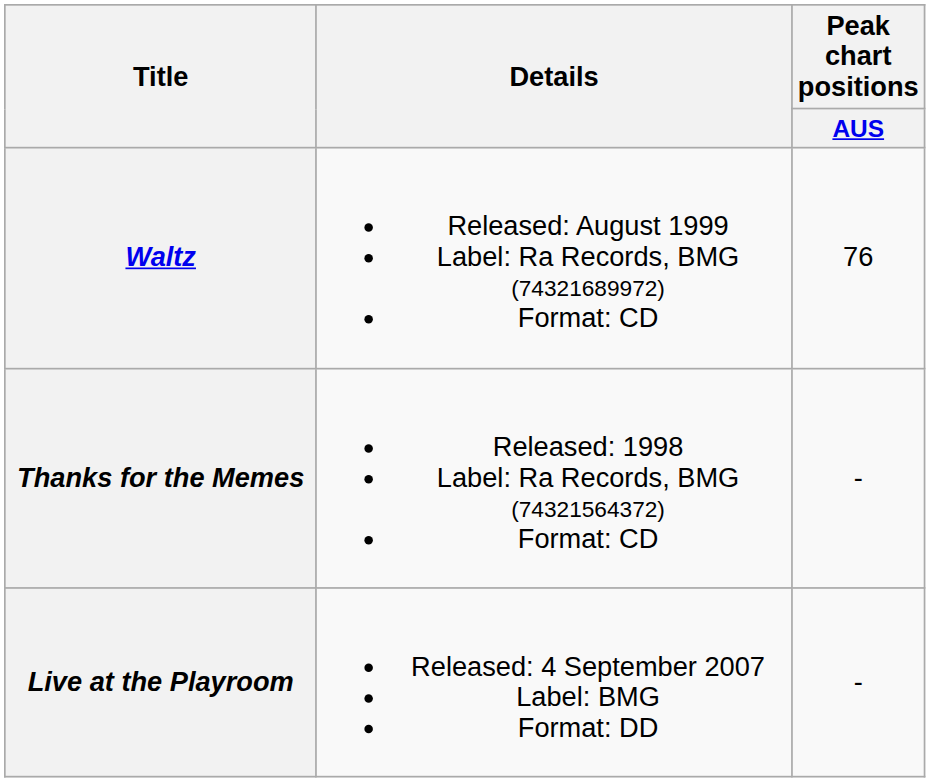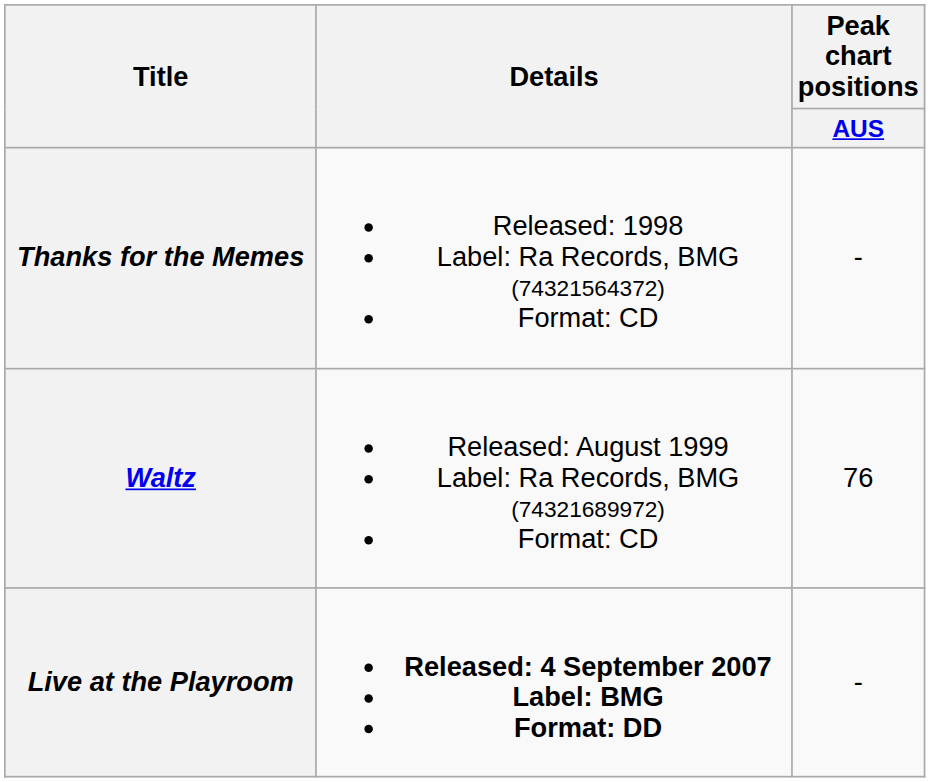rows swapped: (161, 477) <-> (161, 257)
(554, 698) normal -> (554, 698) bold
